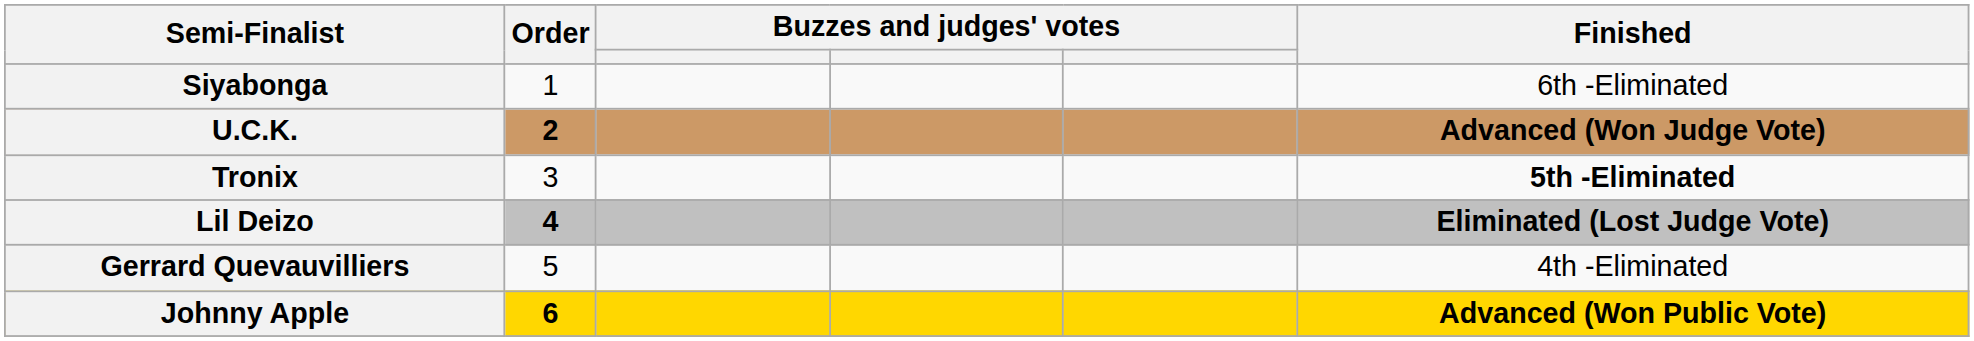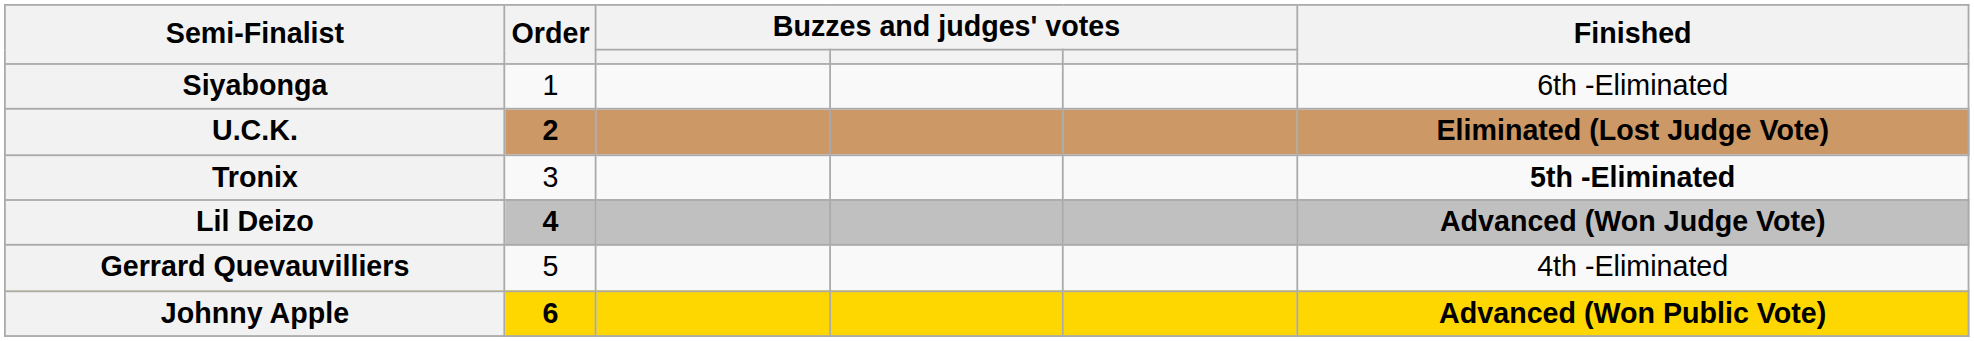(1633, 131) Advanced (Won Judge Vote) -> (1633, 131) Eliminated (Lost Judge Vote)
(1633, 222) Eliminated (Lost Judge Vote) -> (1633, 222) Advanced (Won Judge Vote)
